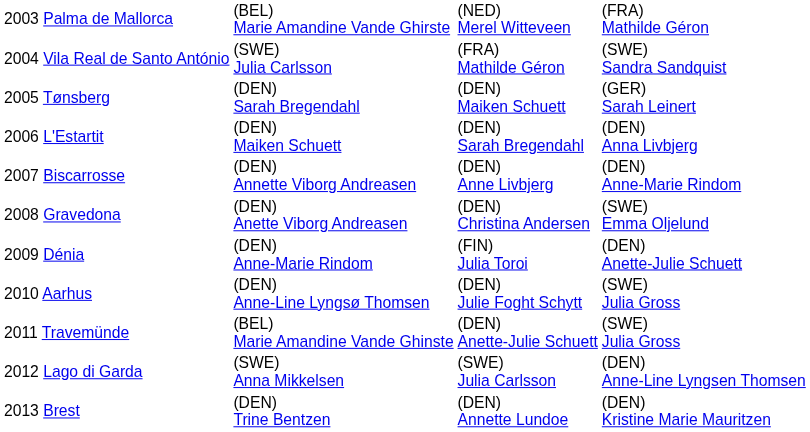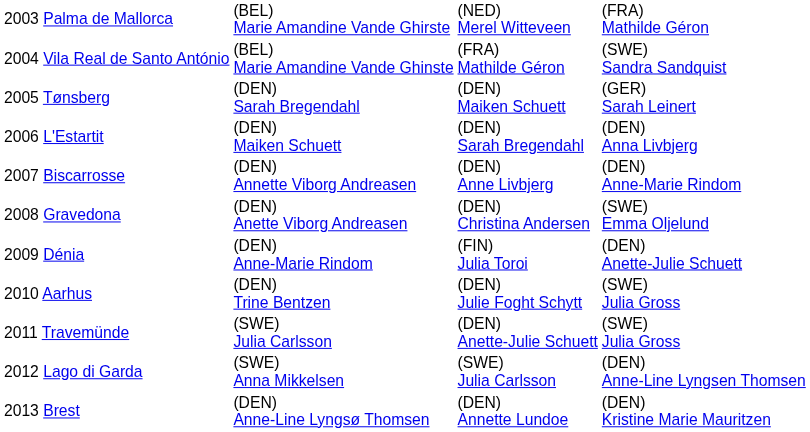(283, 58) (SWE) Julia Carlsson -> (344, 58) (BEL) Marie Amandine Vande Ghinste
(331, 293) (DEN) Anne-Line Lyngsø Thomsen -> (282, 293) (DEN) Trine Bentzen
(344, 333) (BEL) Marie Amandine Vande Ghinste -> (283, 333) (SWE) Julia Carlsson
(282, 411) (DEN) Trine Bentzen -> (331, 411) (DEN) Anne-Line Lyngsø Thomsen
